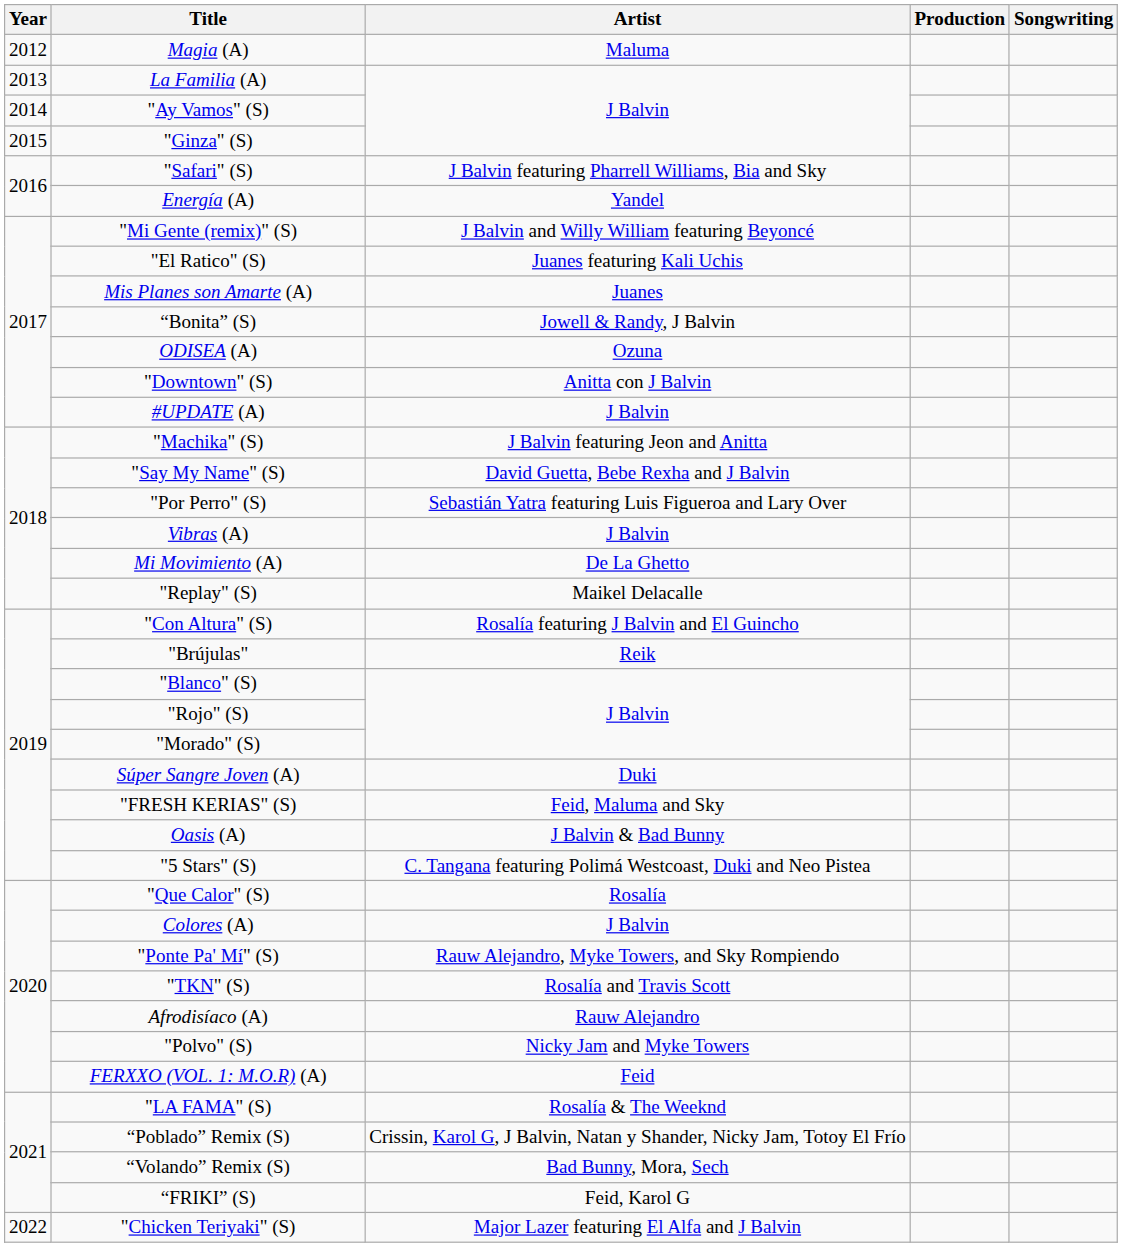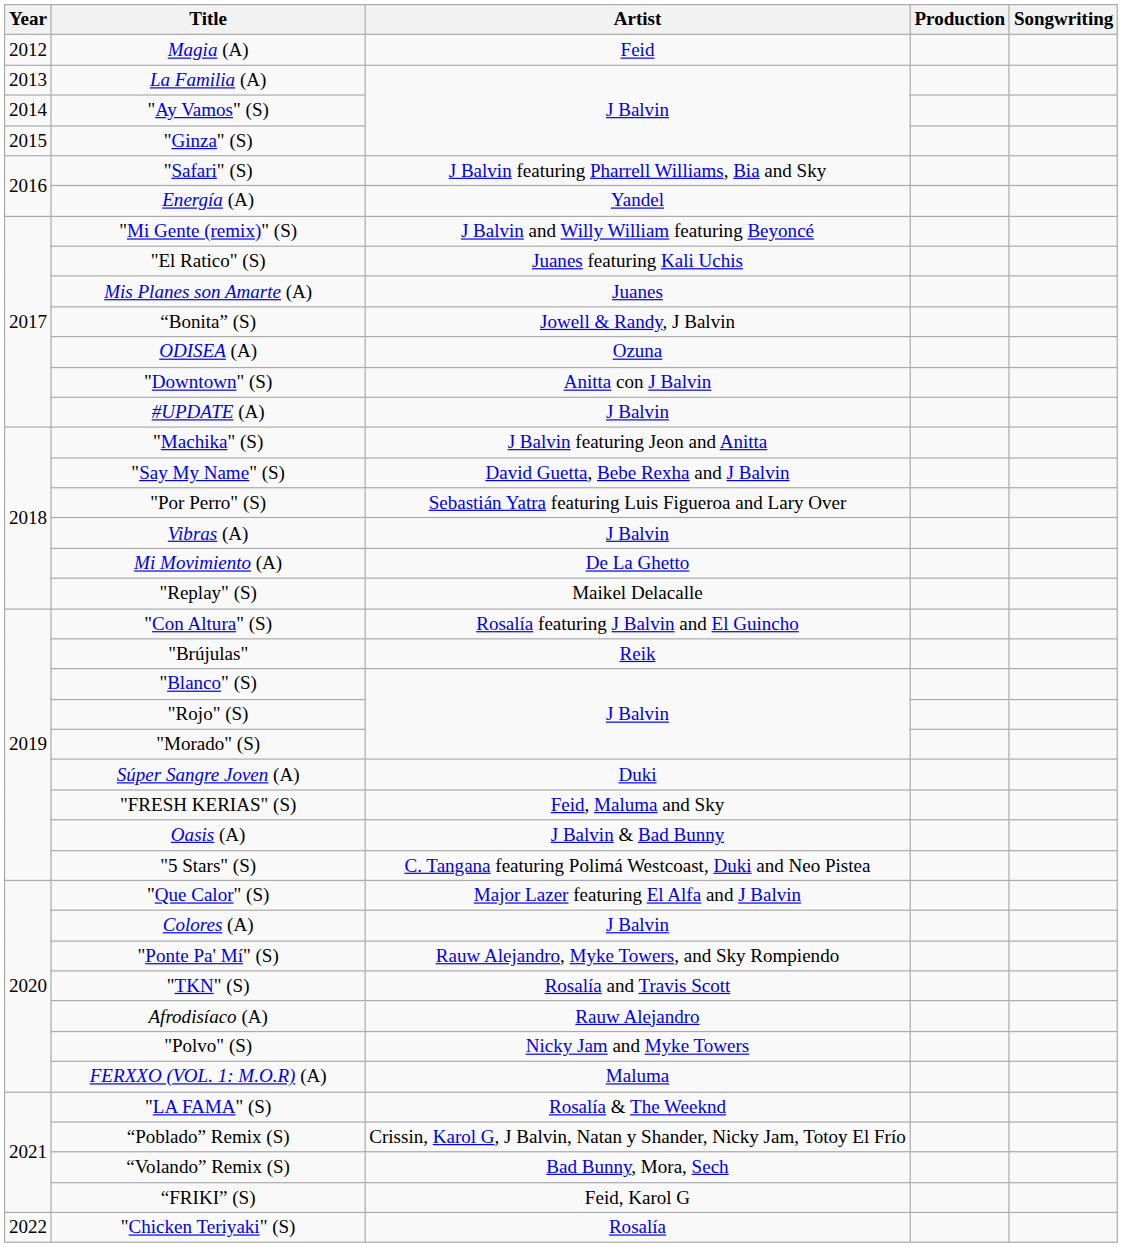(637, 49) Maluma -> (637, 49) Feid
(637, 895) Rosalía -> (637, 895) Major Lazer featuring El Alfa and J Balvin
(637, 1076) Feid -> (637, 1076) Maluma
(637, 1227) Major Lazer featuring El Alfa and J Balvin -> (637, 1227) Rosalía
